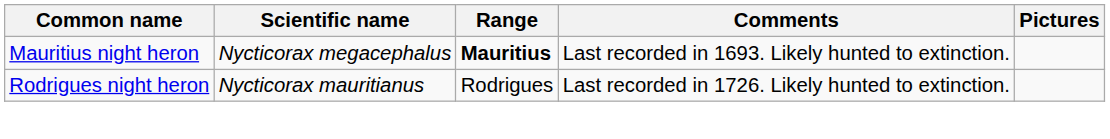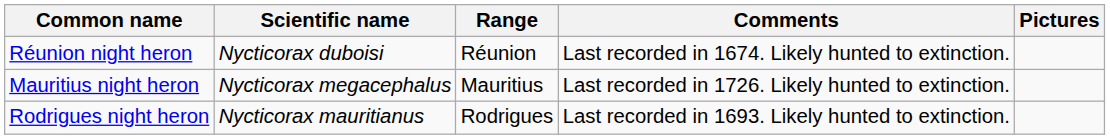+ row: (101, 52)
(506, 52) bold -> (502, 85) normal
(786, 52) Last recorded in 1693. Likely hunted to extinction. -> (786, 85) Last recorded in 1726. Likely hunted to extinction.
(786, 85) Last recorded in 1726. Likely hunted to extinction. -> (786, 117) Last recorded in 1693. Likely hunted to extinction.
